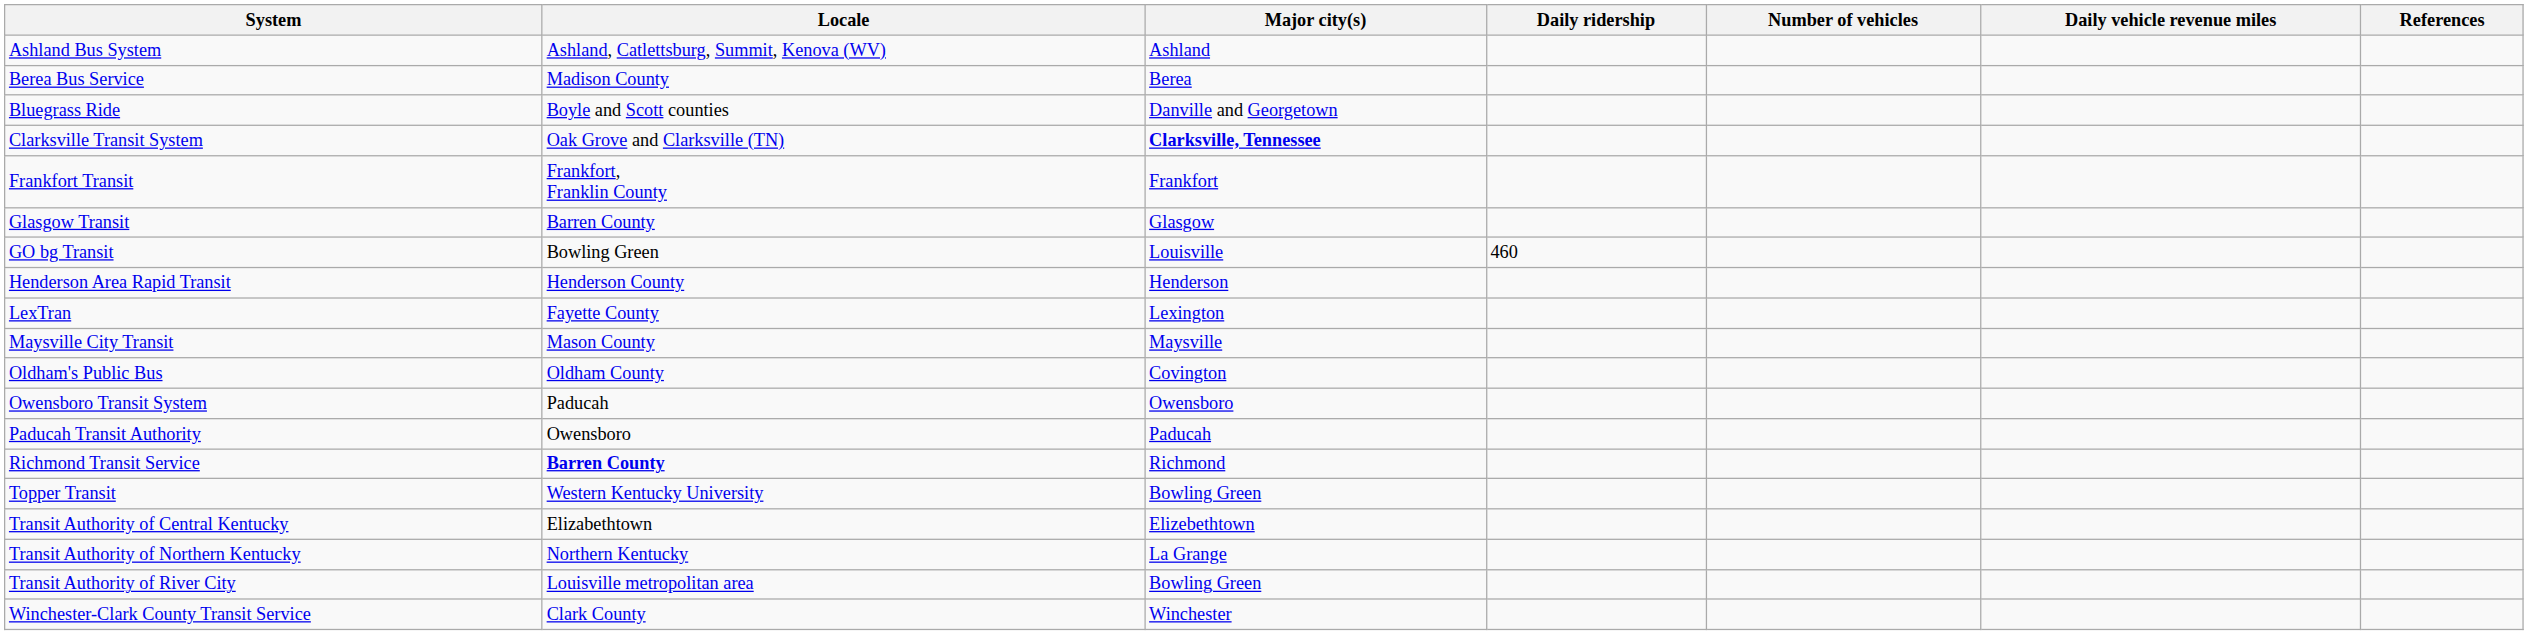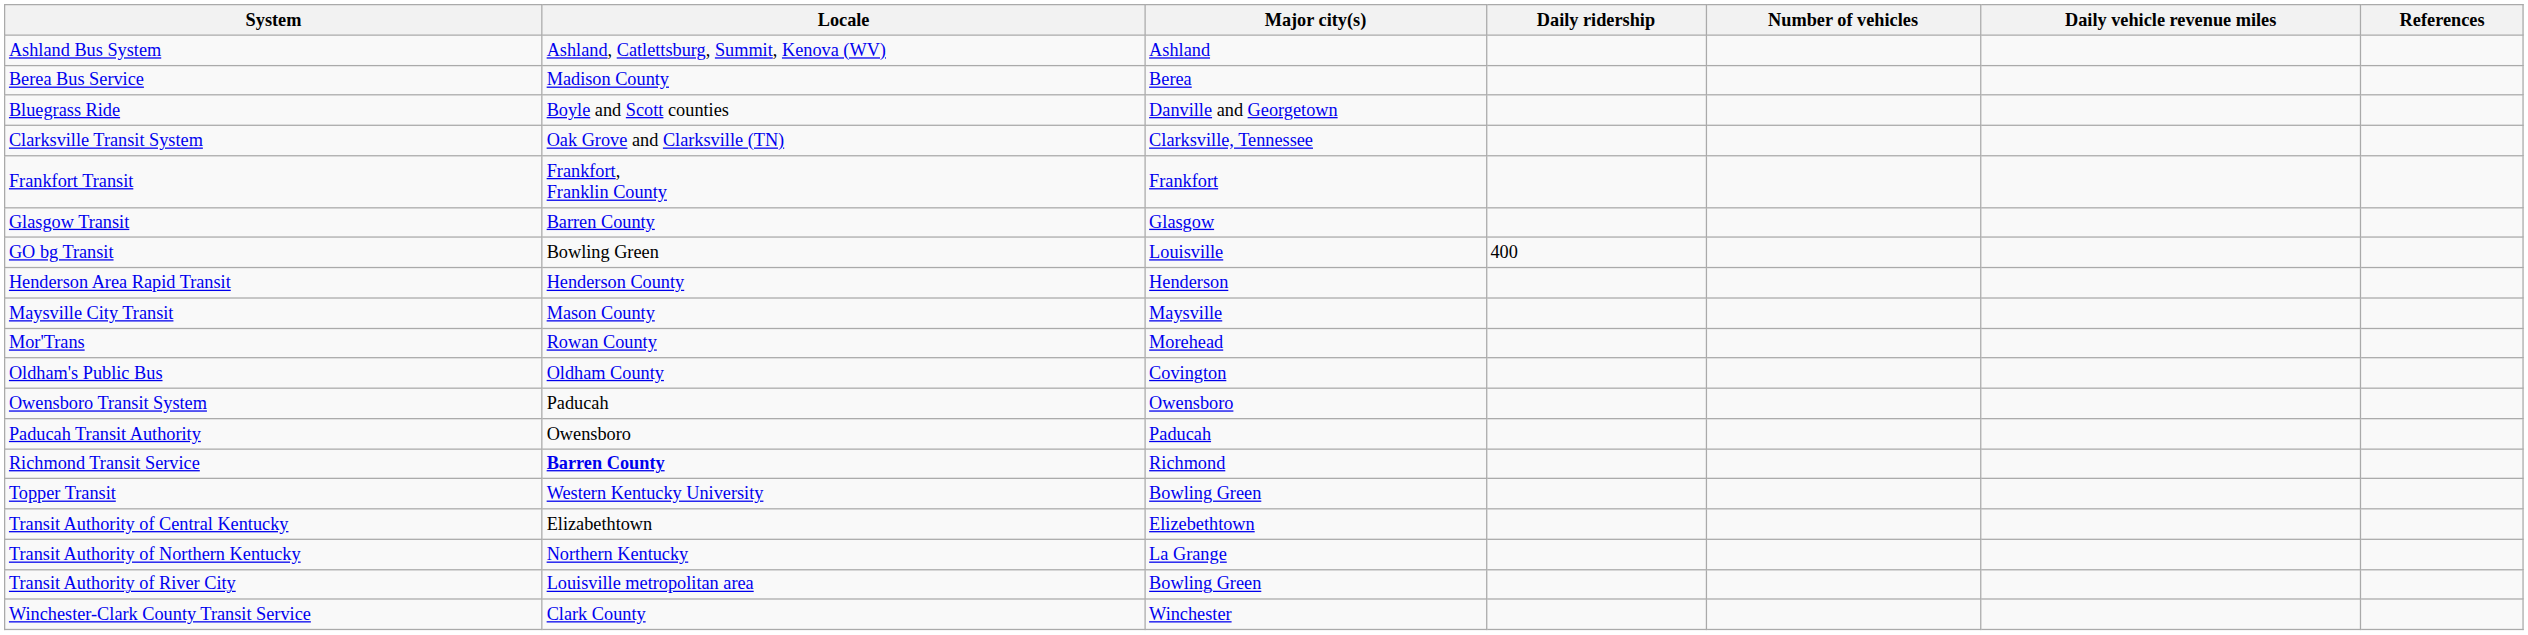(1235, 140) bold -> (1231, 140) normal
(1504, 252) 460 -> (1504, 252) 400
- row: (40, 313)
+ row: (47, 343)
